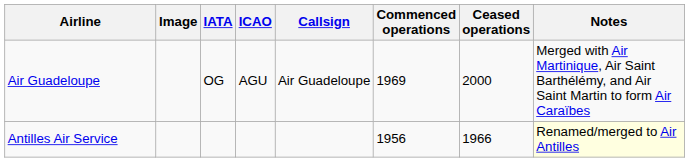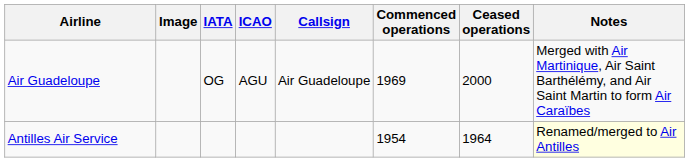(391, 139) 1956 -> (391, 139) 1954
(477, 139) 1966 -> (477, 139) 1964
